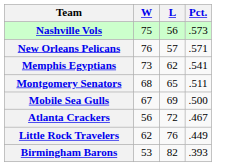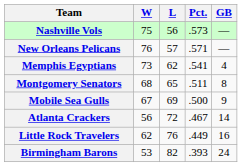+ column: (224, 13)
